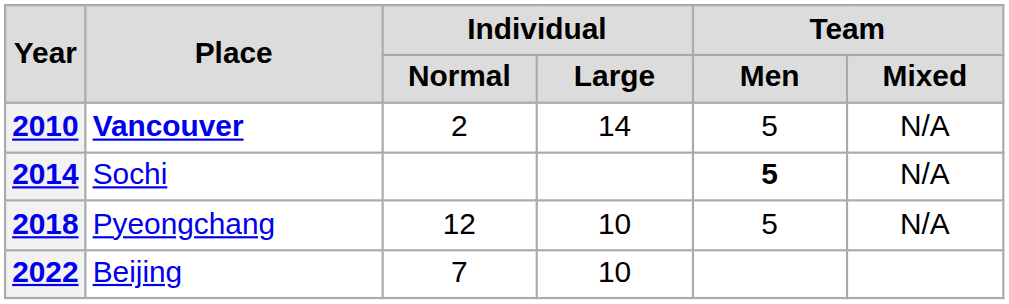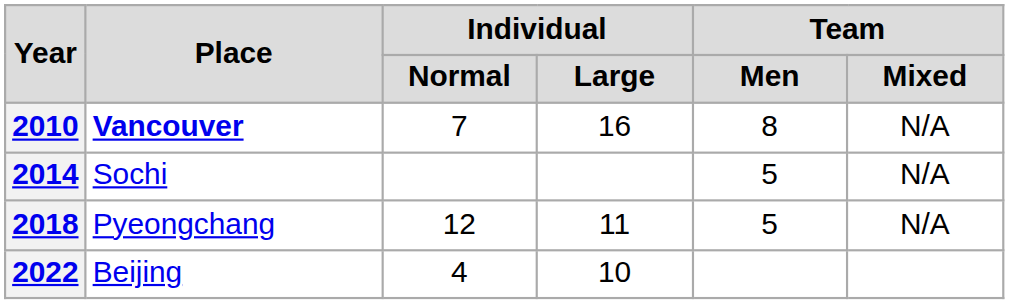(459, 126) 2 -> (459, 126) 7
(614, 126) 14 -> (614, 126) 16
(770, 126) 5 -> (770, 126) 8
(770, 175) bold -> (770, 175) normal
(614, 223) 10 -> (615, 223) 11
(459, 272) 7 -> (459, 272) 4
